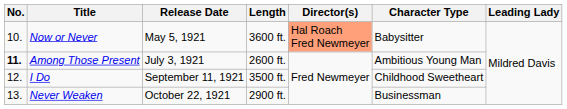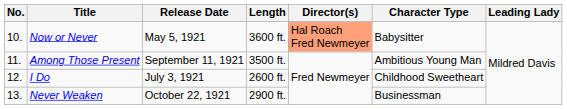(14, 60) bold -> (14, 60) normal
(174, 60) July 3, 1921 -> (194, 60) September 11, 1921
(267, 60) 2600 ft. -> (267, 60) 3500 ft.
(194, 78) September 11, 1921 -> (174, 78) July 3, 1921
(267, 78) 3500 ft. -> (267, 78) 2600 ft.
